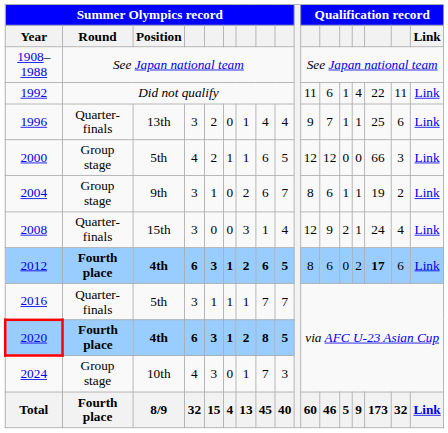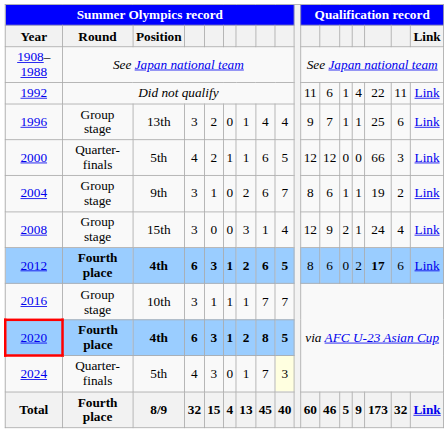(98, 121) Quarter-finals -> (98, 121) Group stage
(98, 157) Group stage -> (98, 157) Quarter-finals
(98, 229) Quarter-finals -> (98, 229) Group stage
(98, 301) Quarter-finals -> (98, 301) Group stage
(159, 301) 5th -> (159, 301) 10th
(98, 373) Group stage -> (98, 373) Quarter-finals
(159, 373) 10th -> (159, 373) 5th
(285, 373) no background -> (285, 373) lightyellow background
